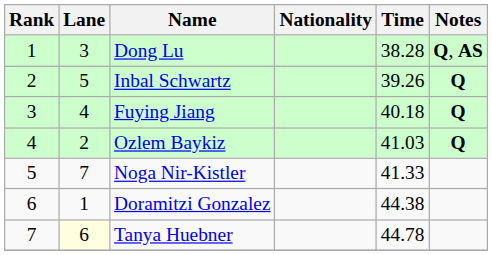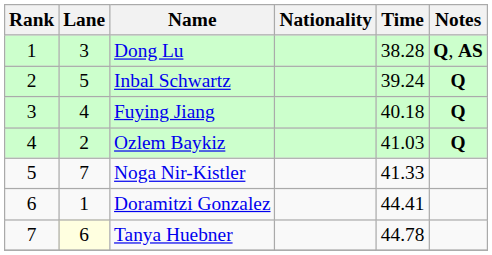(403, 81) 39.26 -> (403, 81) 39.24
(403, 204) 44.38 -> (403, 204) 44.41
